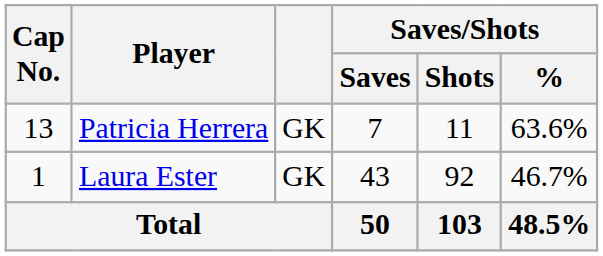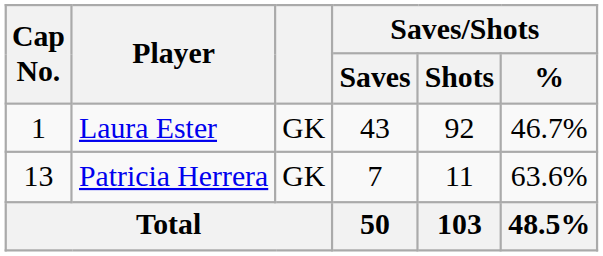rows swapped: (148, 176) <-> (174, 126)
